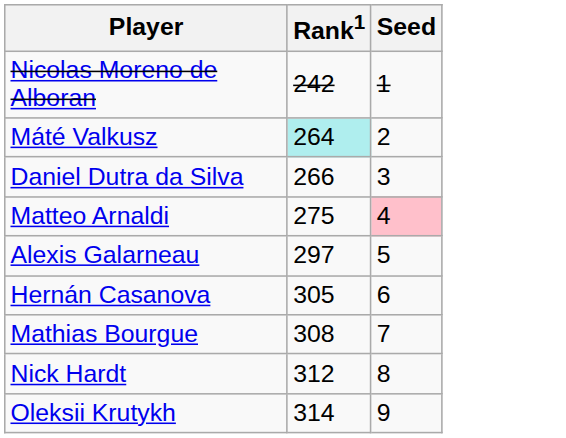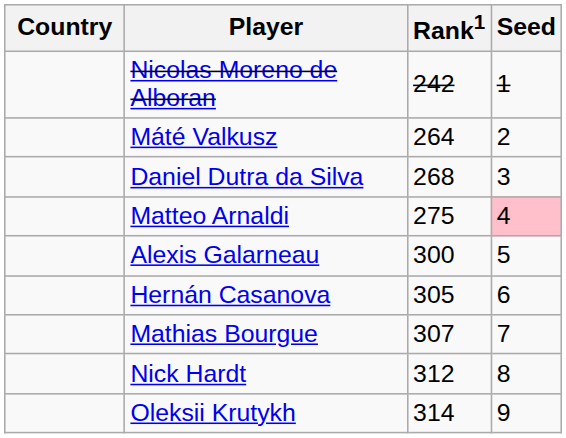+ column: (65, 27)
(314, 137) paleturquoise background -> (434, 137) no background
(314, 176) 266 -> (434, 176) 268
(314, 255) 297 -> (434, 255) 300
(314, 334) 308 -> (434, 334) 307
